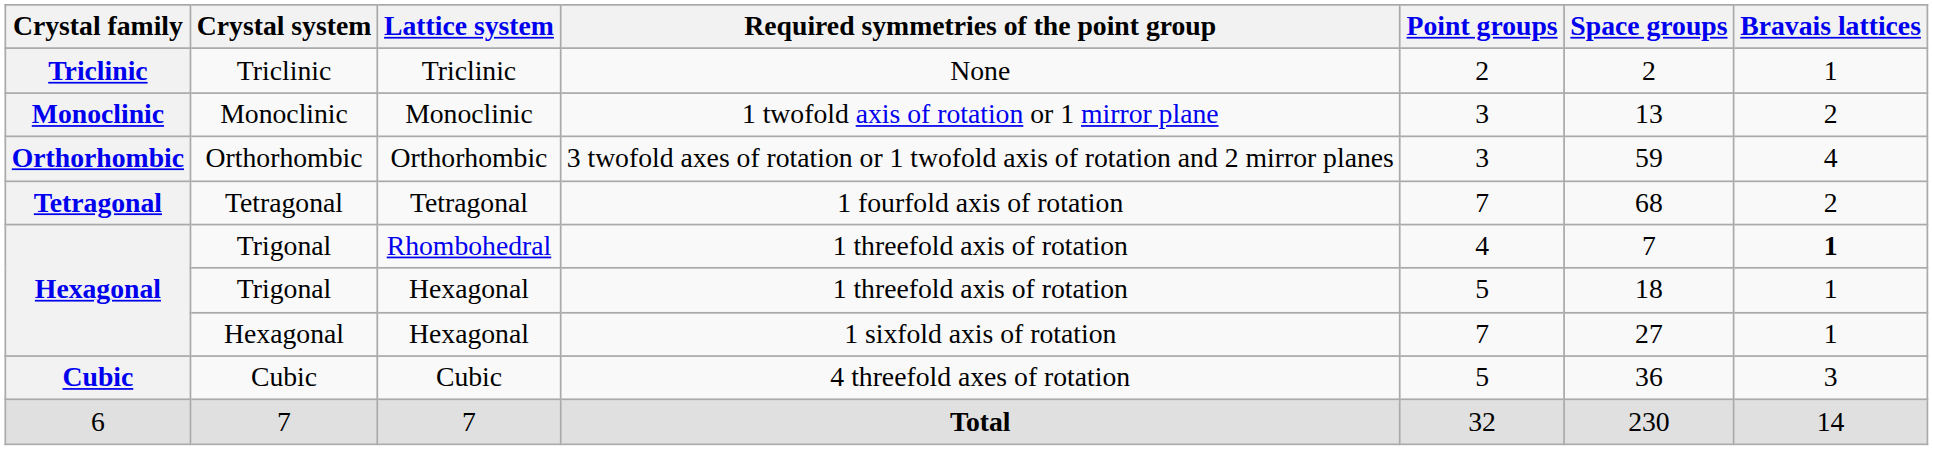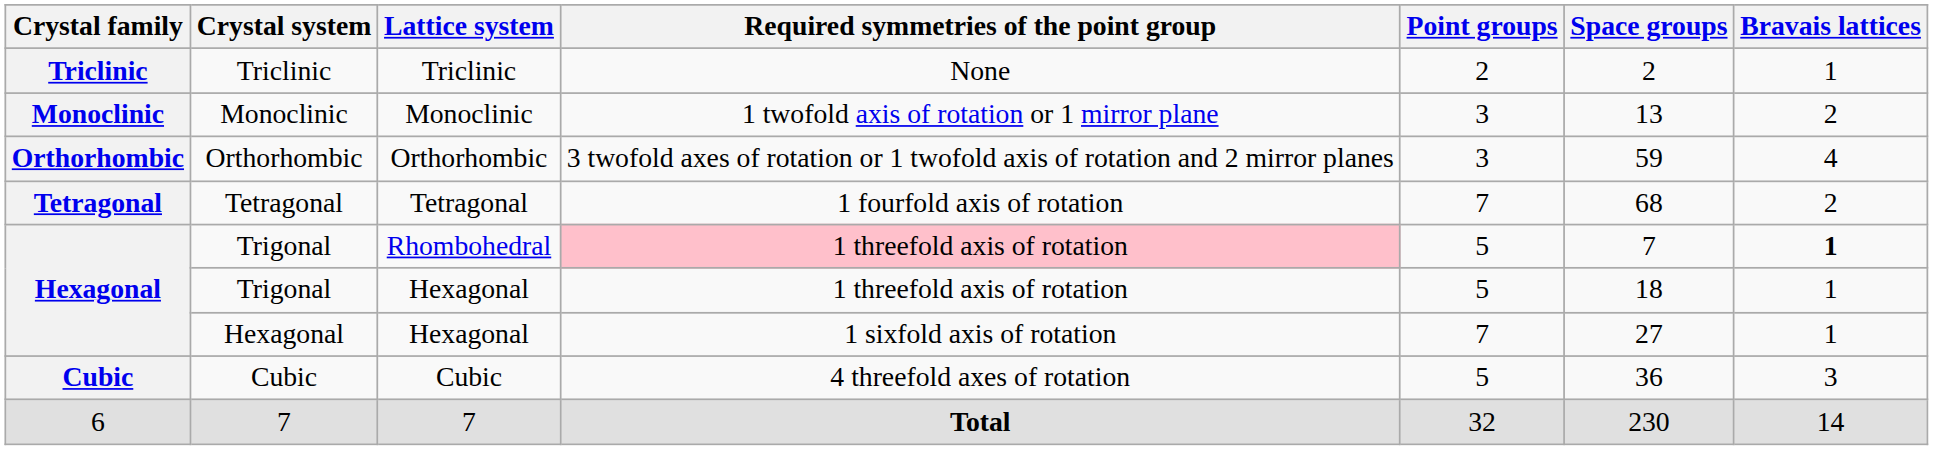(980, 245) no background -> (980, 245) pink background
(1482, 245) 4 -> (1482, 245) 5
